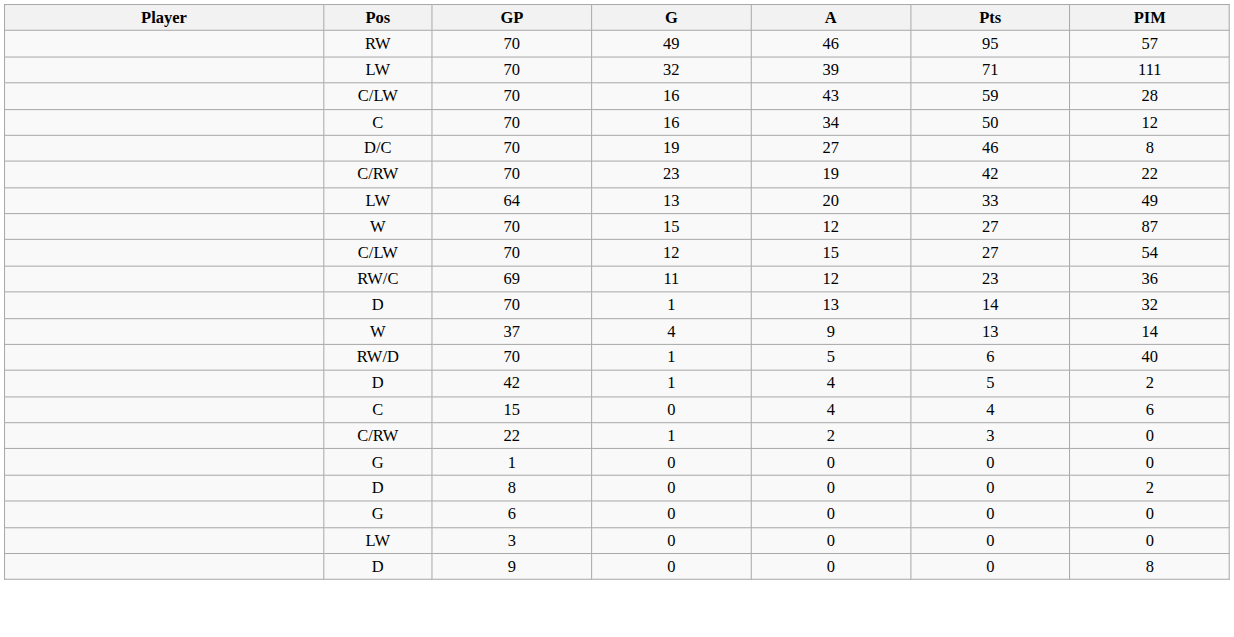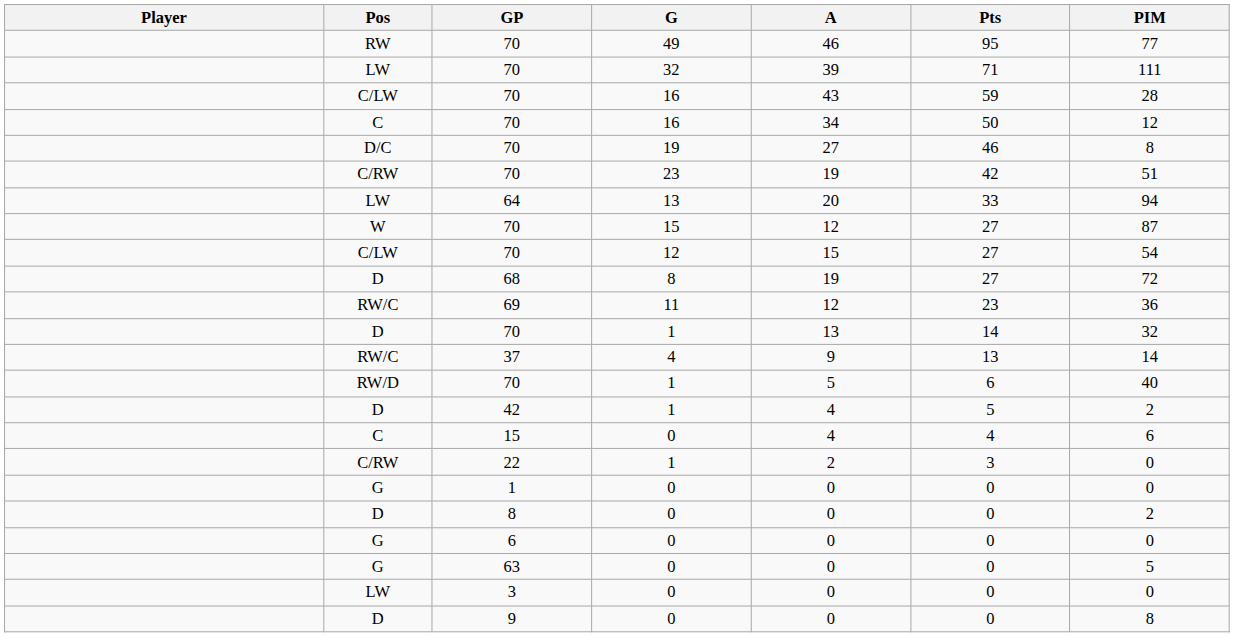(1150, 43) 57 -> (1150, 43) 77
(1150, 174) 22 -> (1150, 174) 51
(1150, 200) 49 -> (1150, 200) 94
+ row: (512, 278)
(378, 331) W -> (378, 357) RW/C
+ row: (512, 566)
